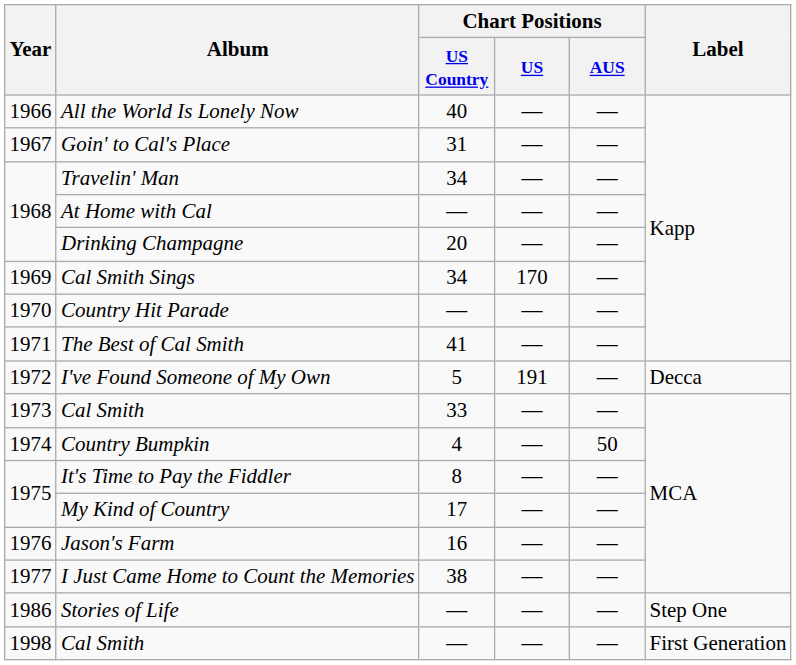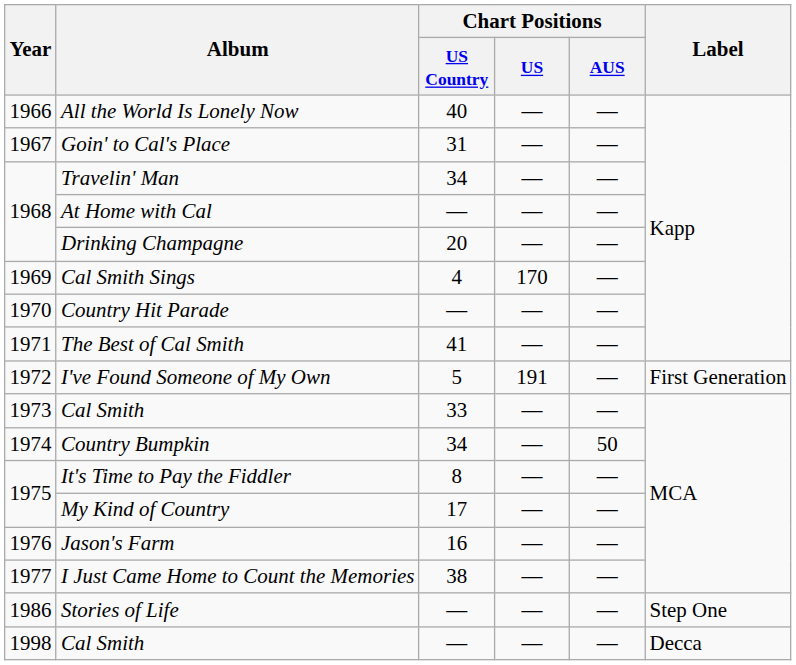(457, 277) 34 -> (457, 277) 4
(676, 377) Decca -> (718, 377) First Generation
(457, 443) 4 -> (457, 443) 34
(718, 643) First Generation -> (676, 643) Decca
